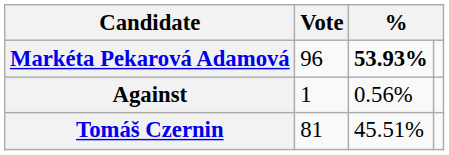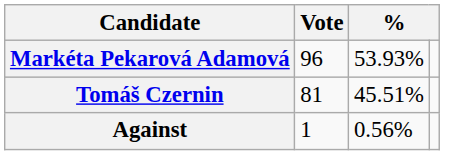(391, 58) bold -> (389, 58) normal
rows swapped: (150, 130) <-> (150, 94)
